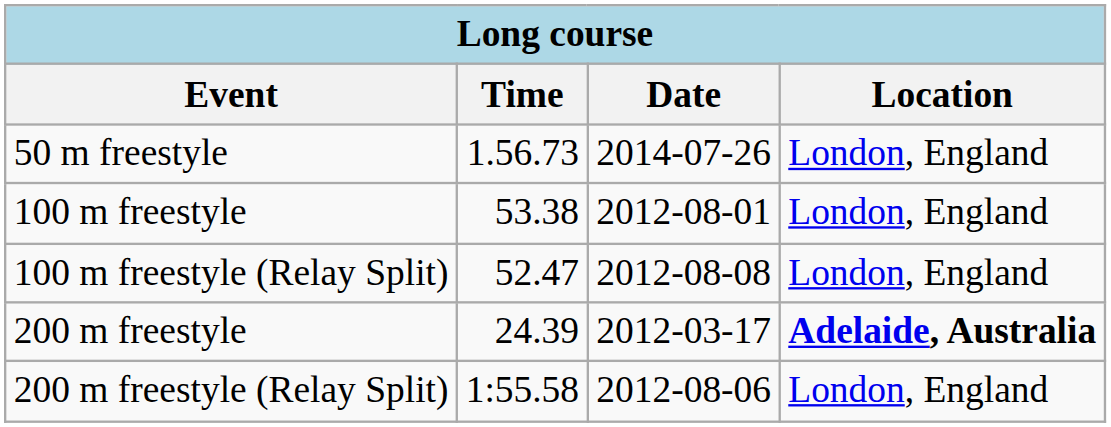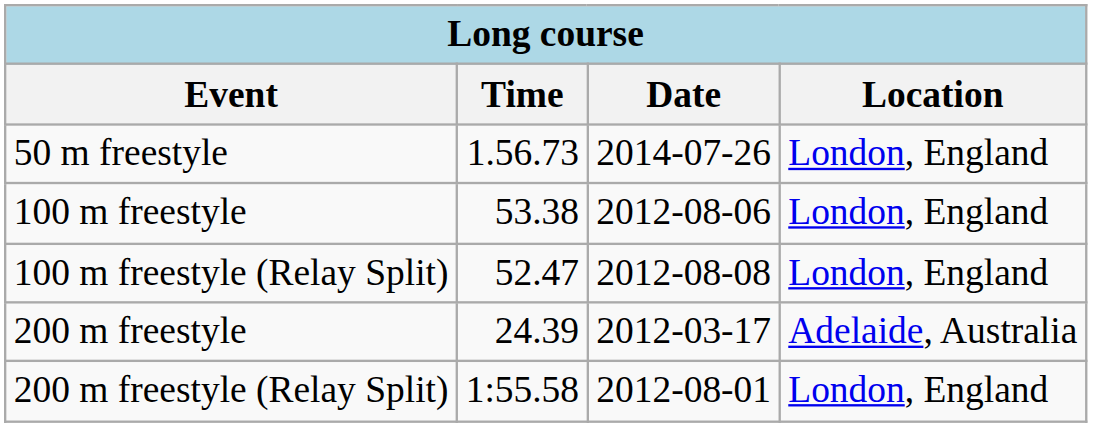(684, 212) 2012-08-01 -> (684, 212) 2012-08-06
(942, 331) bold -> (933, 331) normal
(684, 390) 2012-08-06 -> (684, 390) 2012-08-01
